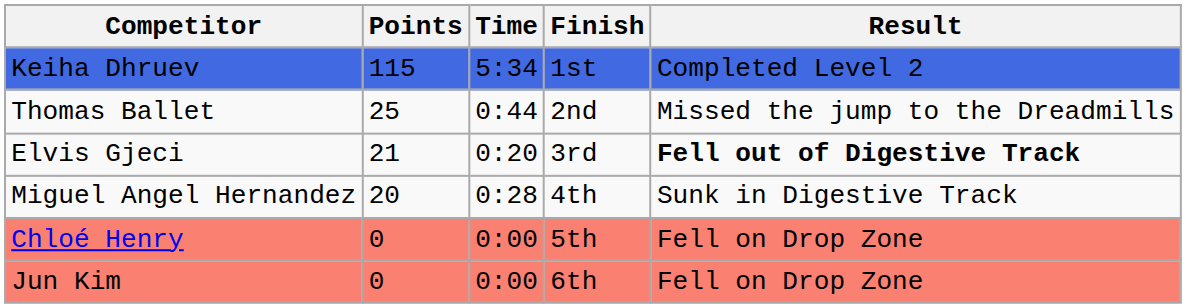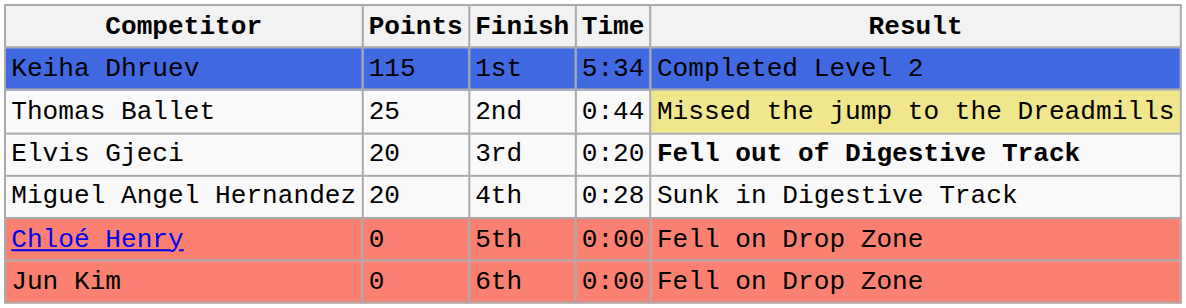columns swapped: (507, 26) <-> (597, 26)
(916, 111) no background -> (916, 111) khaki background
(384, 154) 21 -> (384, 154) 20
